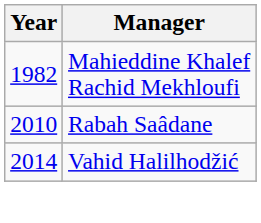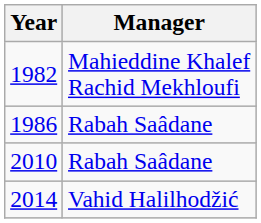+ row: (34, 124)
